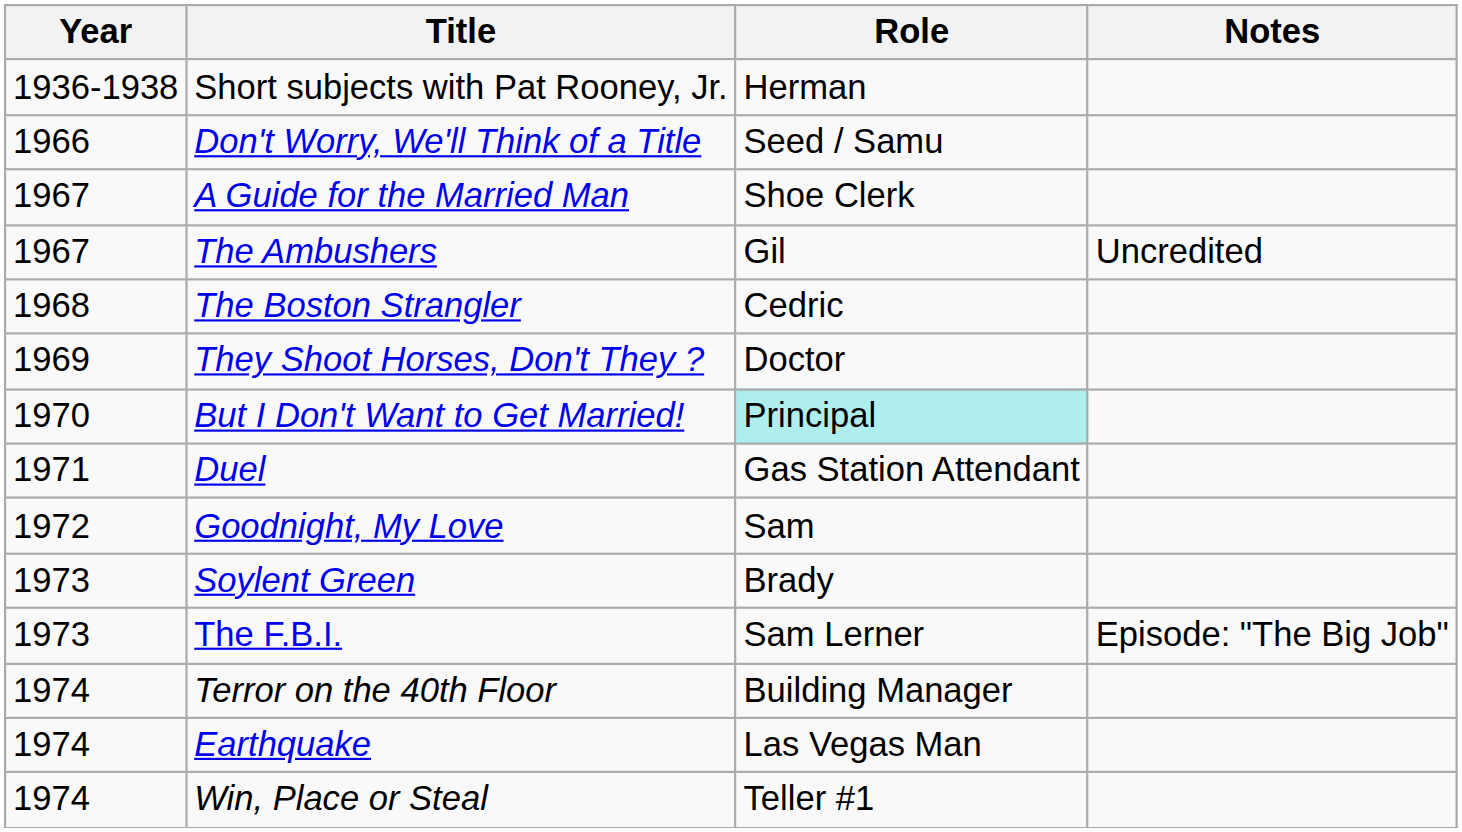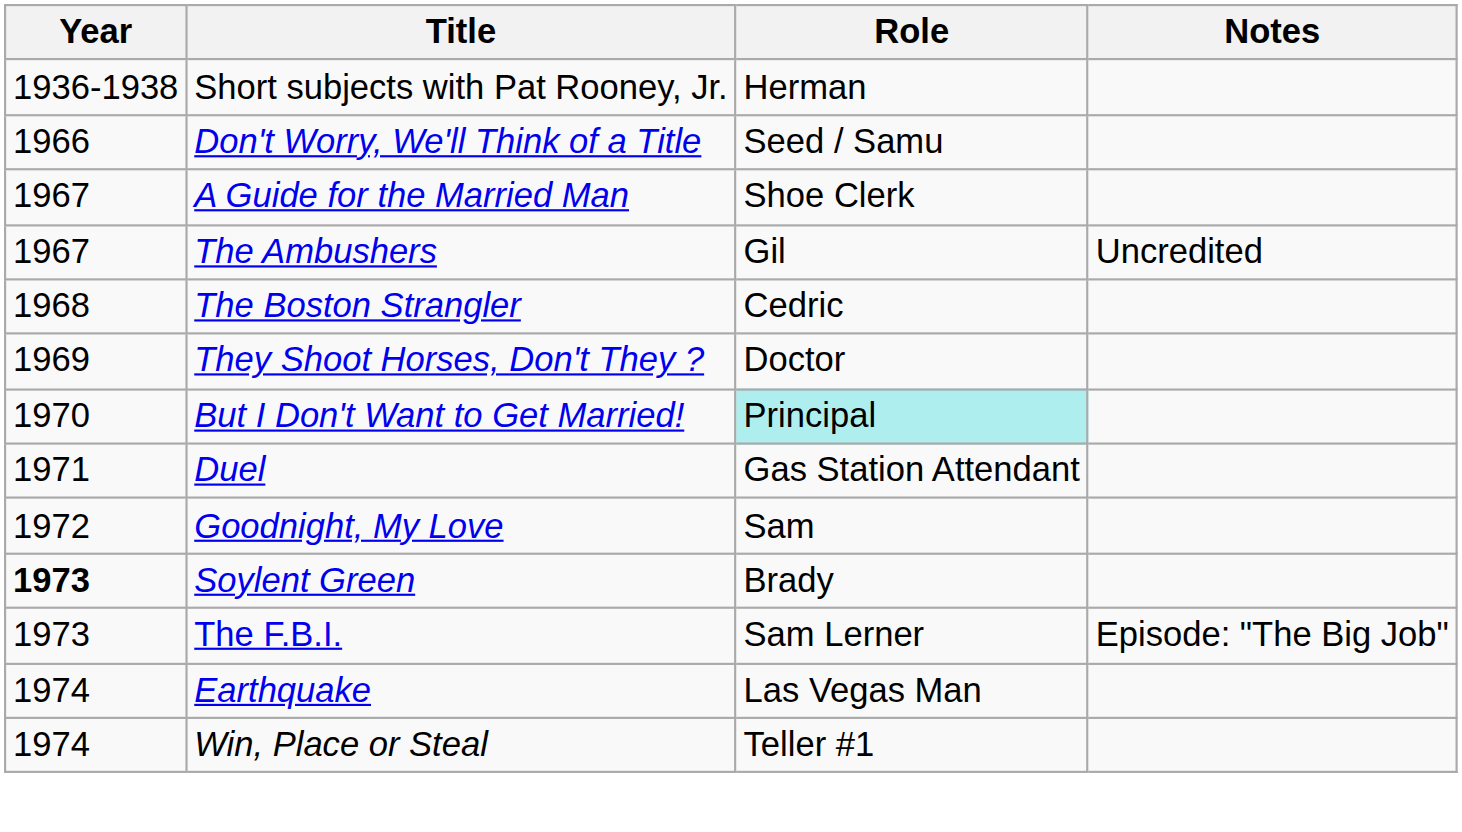(51, 580) normal -> (51, 580) bold
- row: (375, 689)
